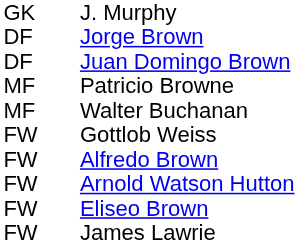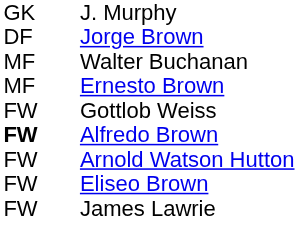- row: (185, 61)
- row: (157, 86)
+ row: (152, 86)
(21, 159) normal -> (21, 135) bold
